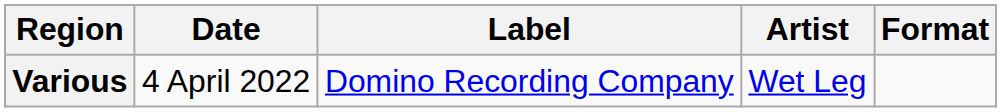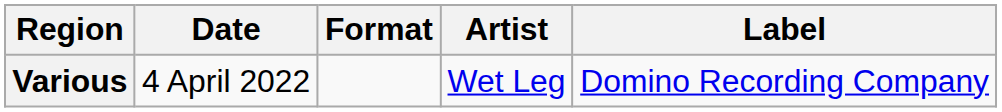columns swapped: (935, 29) <-> (529, 29)
